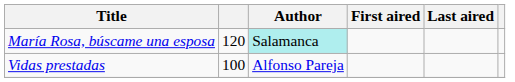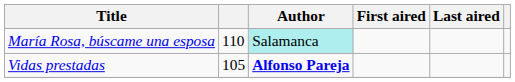(234, 41) 120 -> (233, 41) 110
(234, 65) 100 -> (234, 65) 105
(298, 65) normal -> (301, 65) bold
